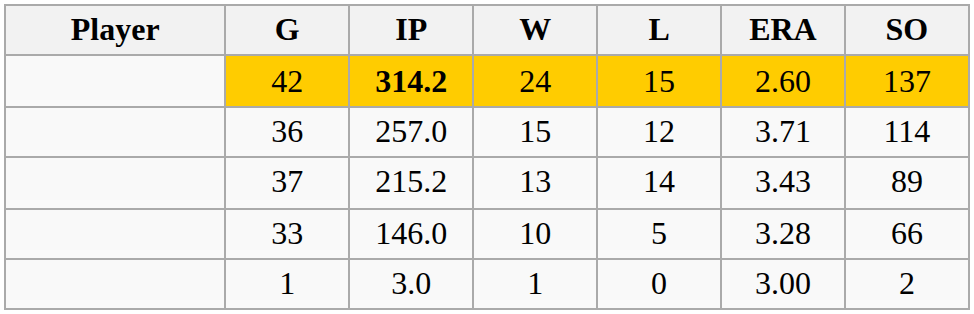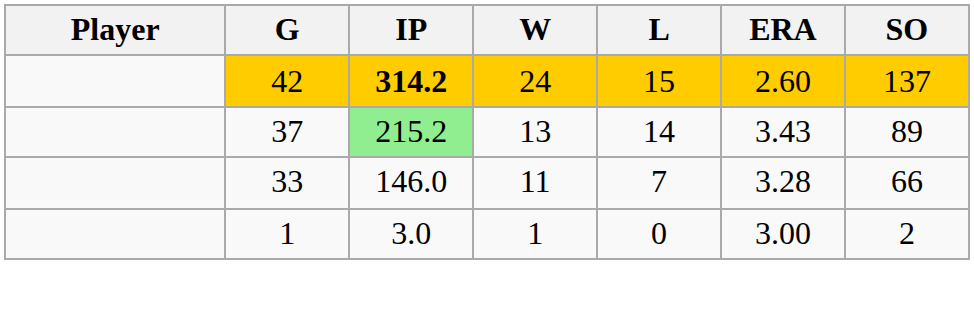- row: (287, 131)
(411, 182) no background -> (411, 131) lightgreen background
(535, 232) 10 -> (535, 182) 11
(659, 232) 5 -> (659, 182) 7
